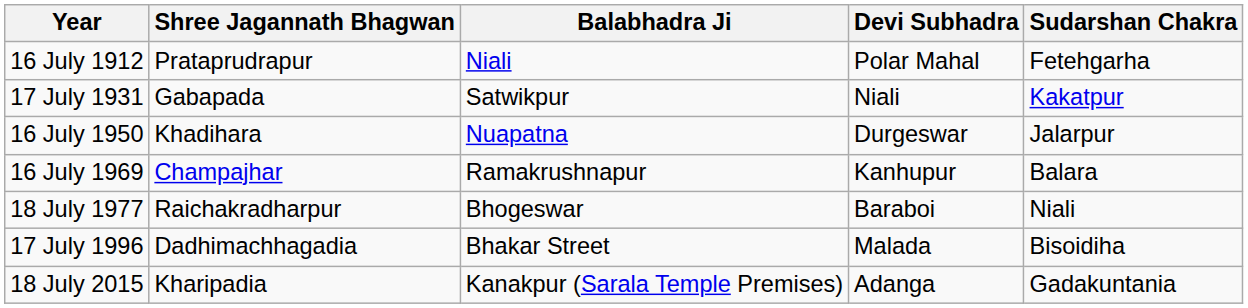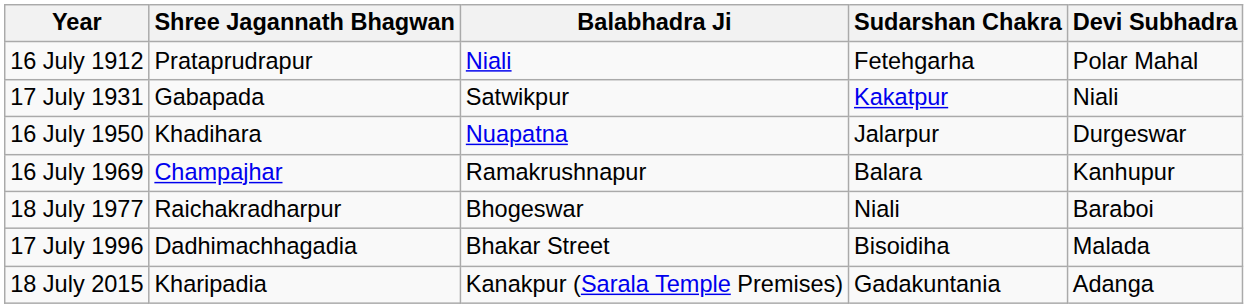columns swapped: (936, 23) <-> (1133, 23)
